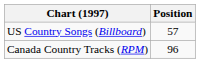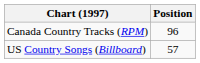rows swapped: (77, 49) <-> (76, 31)
